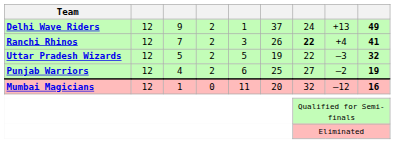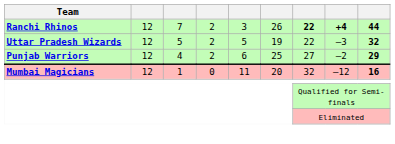- row: (53, 27)
(341, 41) normal -> (341, 27) bold
(374, 41) 41 -> (374, 27) 44
(374, 71) 19 -> (374, 56) 29
